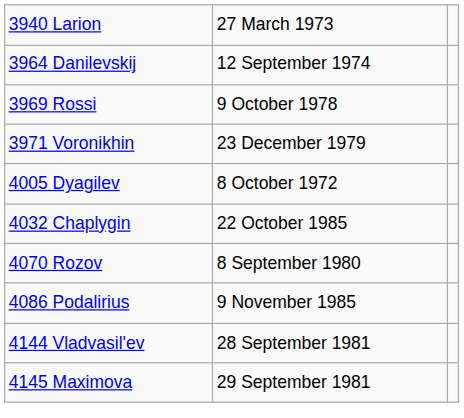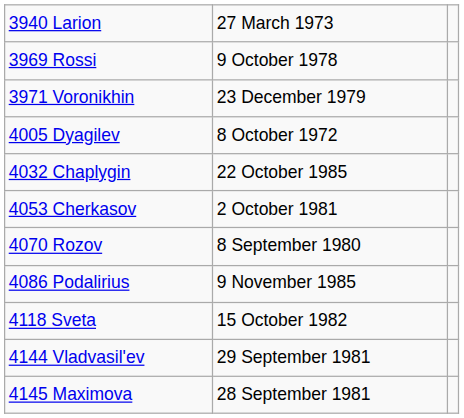- row: (72, 64)
+ row: (72, 208)
+ row: (52, 320)
(294, 342) 28 September 1981 -> (294, 357) 29 September 1981
(294, 382) 29 September 1981 -> (294, 394) 28 September 1981
